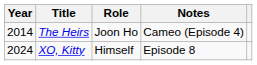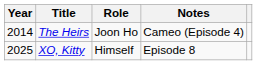(20, 50) 2024 -> (20, 50) 2025
